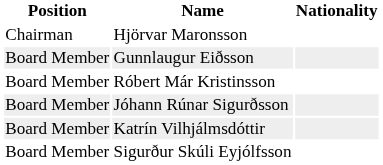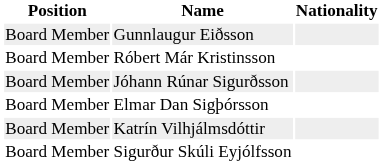- row: (180, 34)
+ row: (191, 104)
